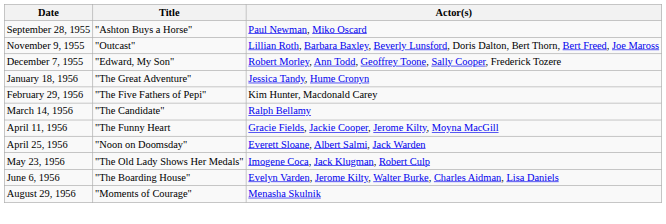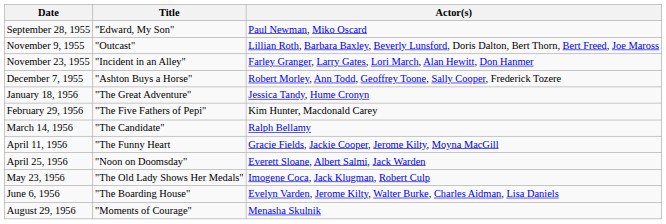(144, 29) "Ashton Buys a Horse" -> (135, 29) "Edward, My Son"
+ row: (48, 62)
(135, 62) "Edward, My Son" -> (144, 78) "Ashton Buys a Horse"
